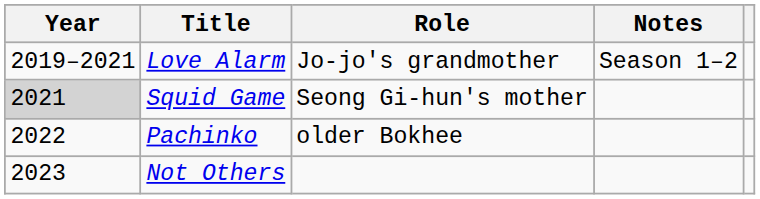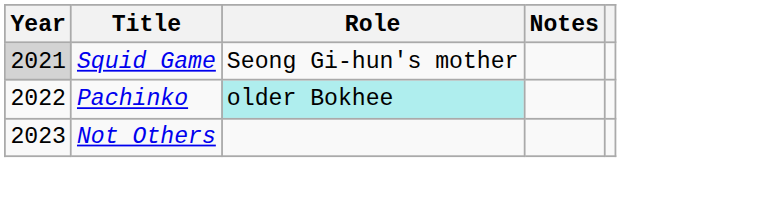- row: (216, 61)
(380, 137) no background -> (310, 99) paleturquoise background
